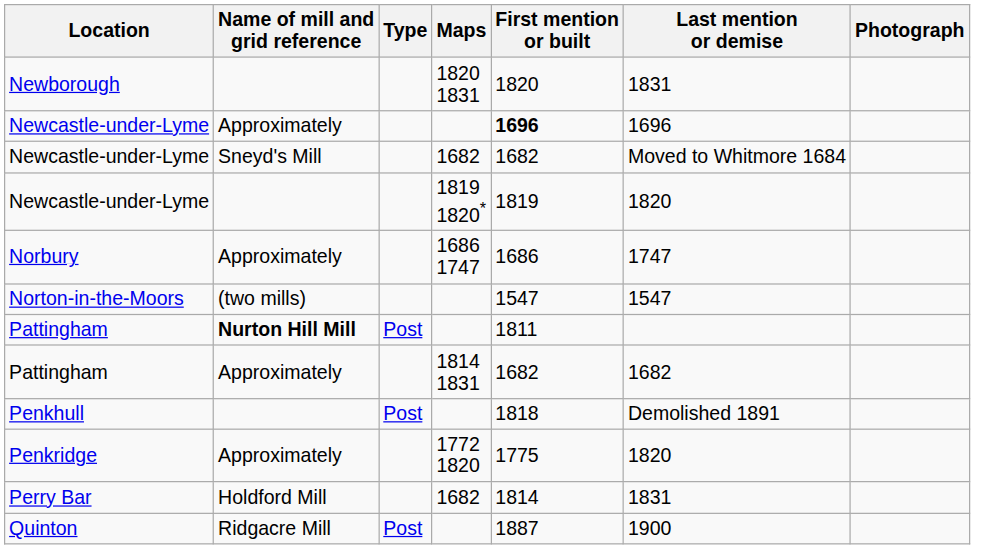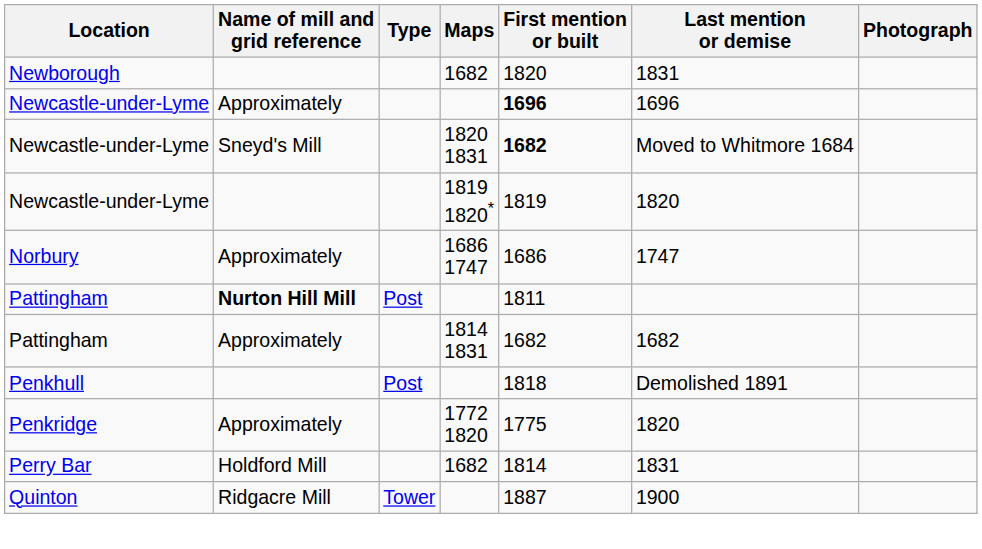(458, 83) 1820 1831 -> (466, 72) 1682
(458, 156) 1682 -> (466, 145) 1820 1831
(517, 156) normal -> (525, 145) bold
- row: (96, 298)
(403, 528) Post -> (409, 497) Tower
